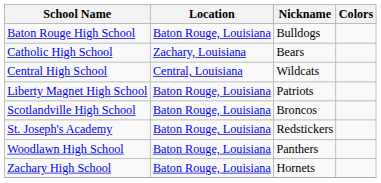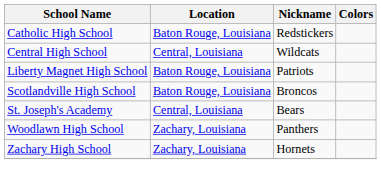- row: (71, 33)
(199, 52) Zachary, Louisiana -> (212, 33) Baton Rouge, Louisiana
(290, 52) Bears -> (305, 33) Redstickers
(212, 129) Baton Rouge, Louisiana -> (198, 110) Central, Louisiana
(305, 129) Redstickers -> (290, 110) Bears
(212, 149) Baton Rouge, Louisiana -> (199, 129) Zachary, Louisiana
(212, 168) Baton Rouge, Louisiana -> (199, 149) Zachary, Louisiana
